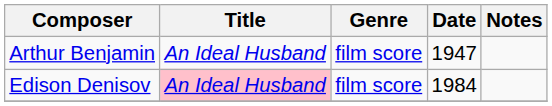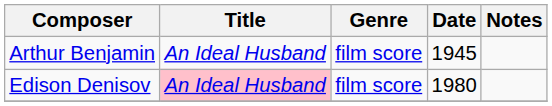(454, 52) 1947 -> (454, 52) 1945
(454, 85) 1984 -> (454, 85) 1980
